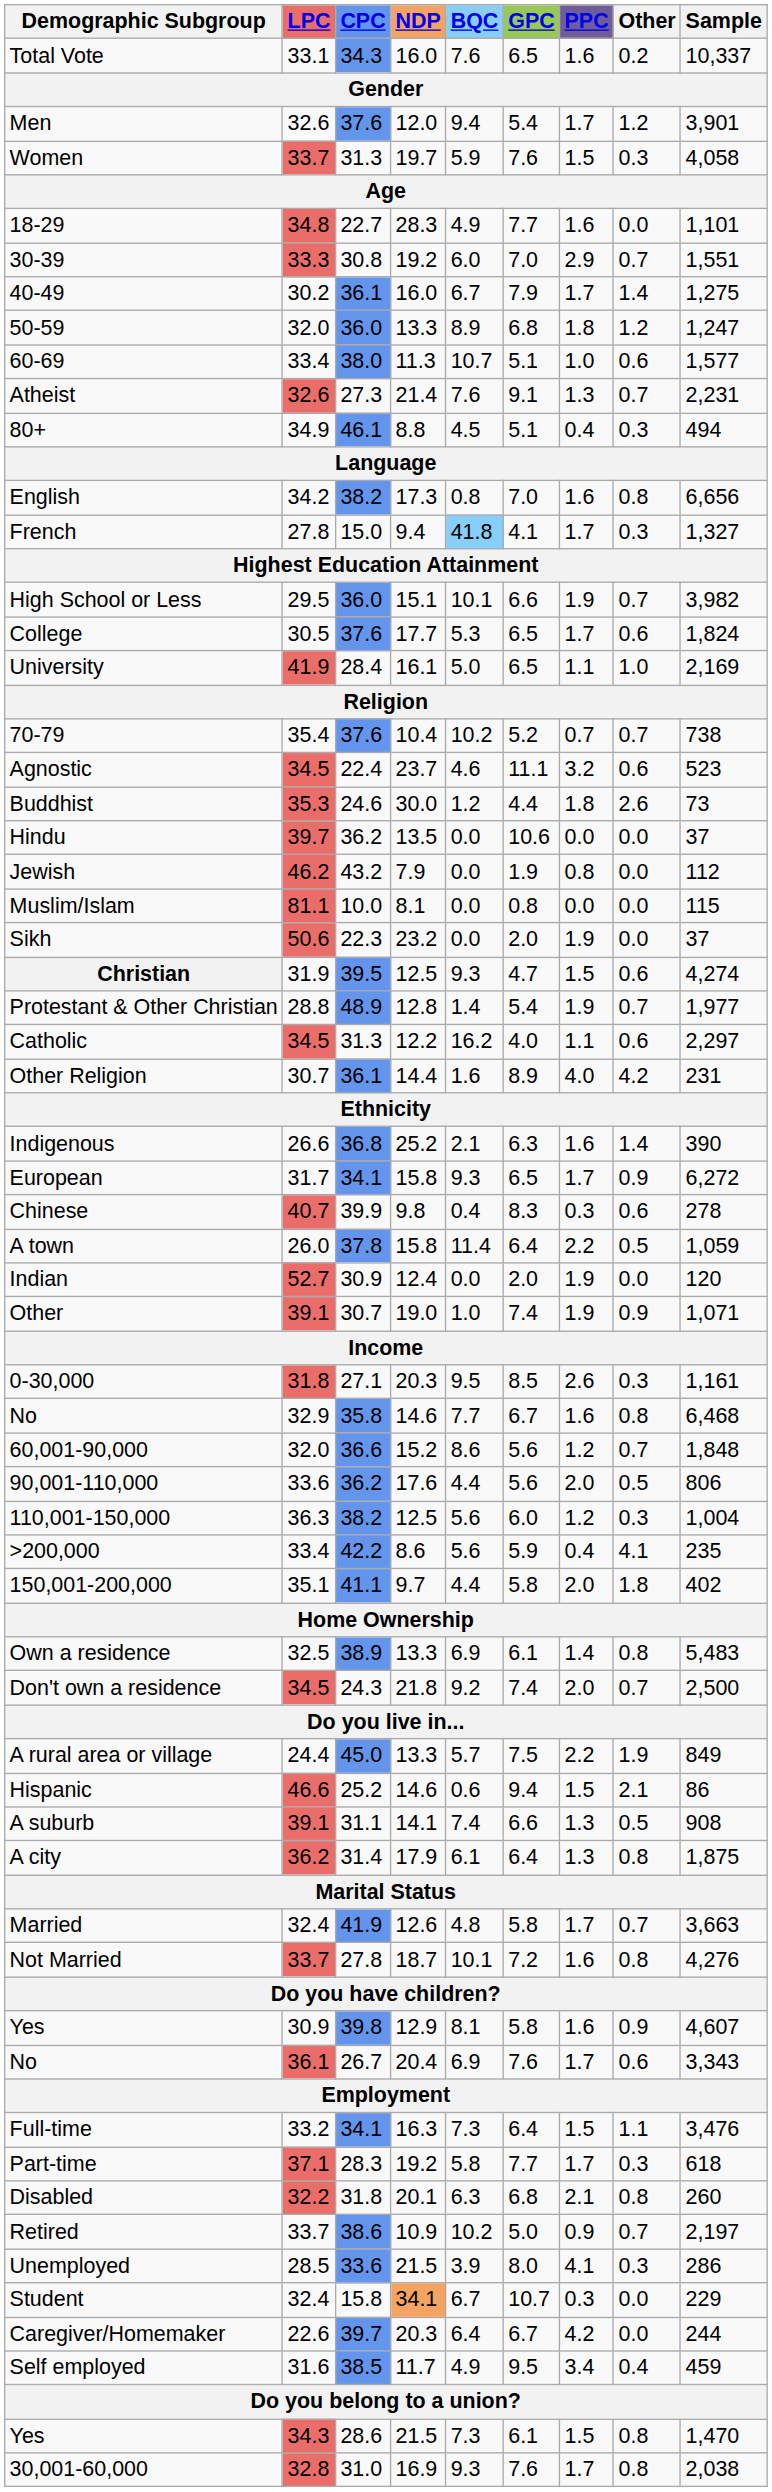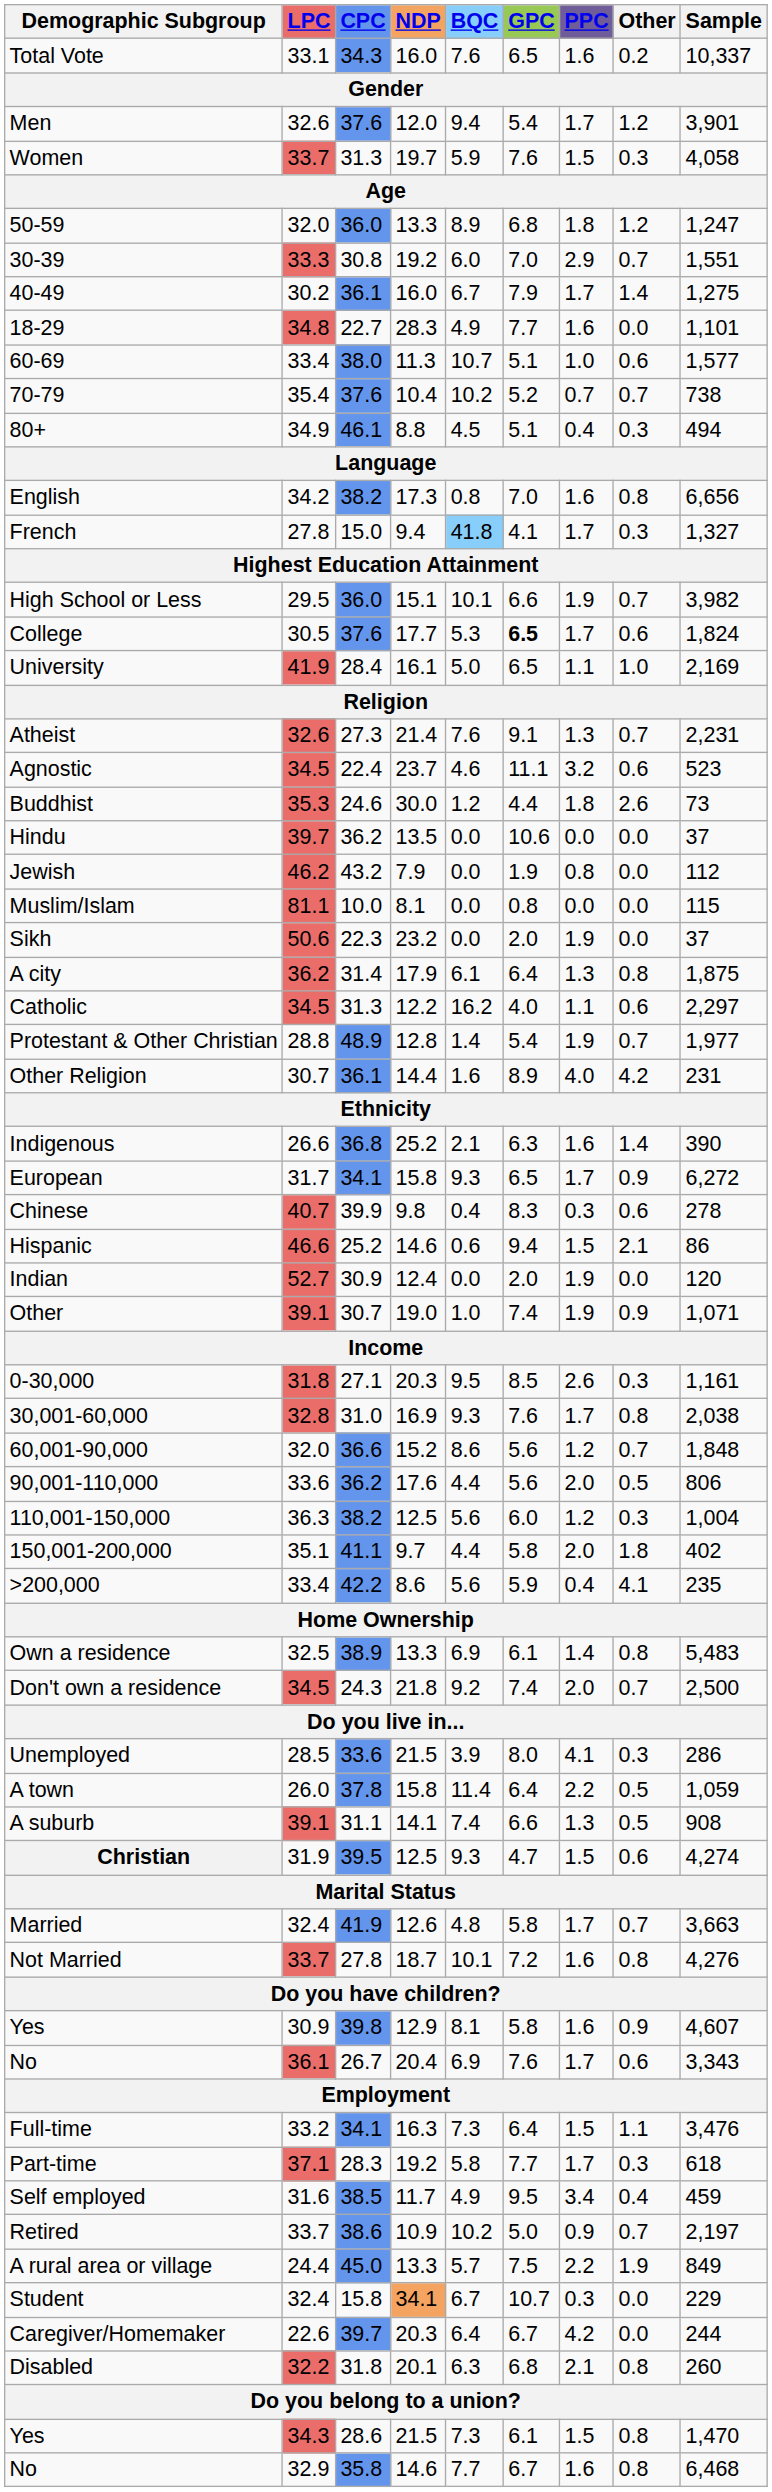rows swapped: (37, 225) <-> (37, 327)
rows swapped: (37, 735) <-> (42, 395)
(523, 633) normal -> (523, 633) bold
rows swapped: (144, 973) <-> (35, 1857)
rows swapped: (48, 1041) <-> (144, 1007)
rows swapped: (51, 1789) <-> (42, 1245)
rows swapped: (79, 2469) <-> (23, 1415)
rows swapped: (91, 1585) <-> (55, 1551)
rows swapped: (111, 1755) <-> (70, 2265)
rows swapped: (78, 2367) <-> (51, 2197)
